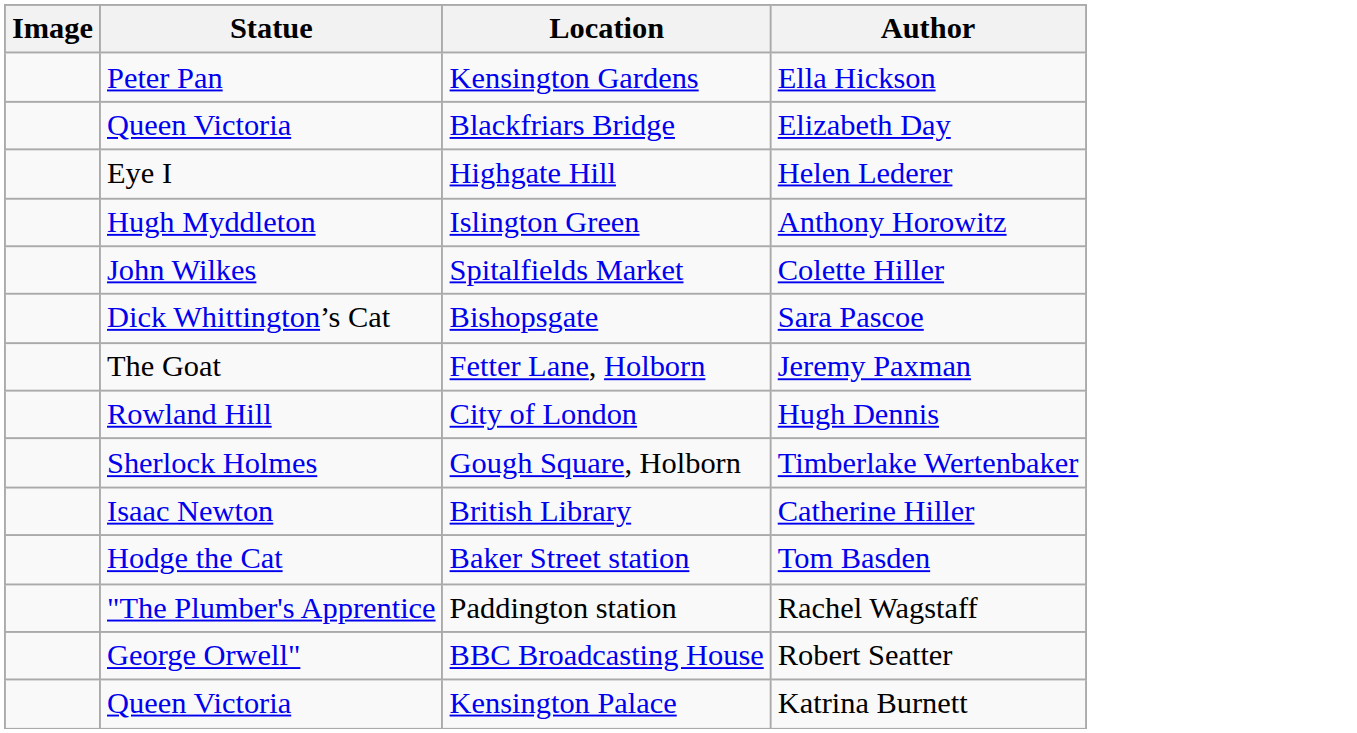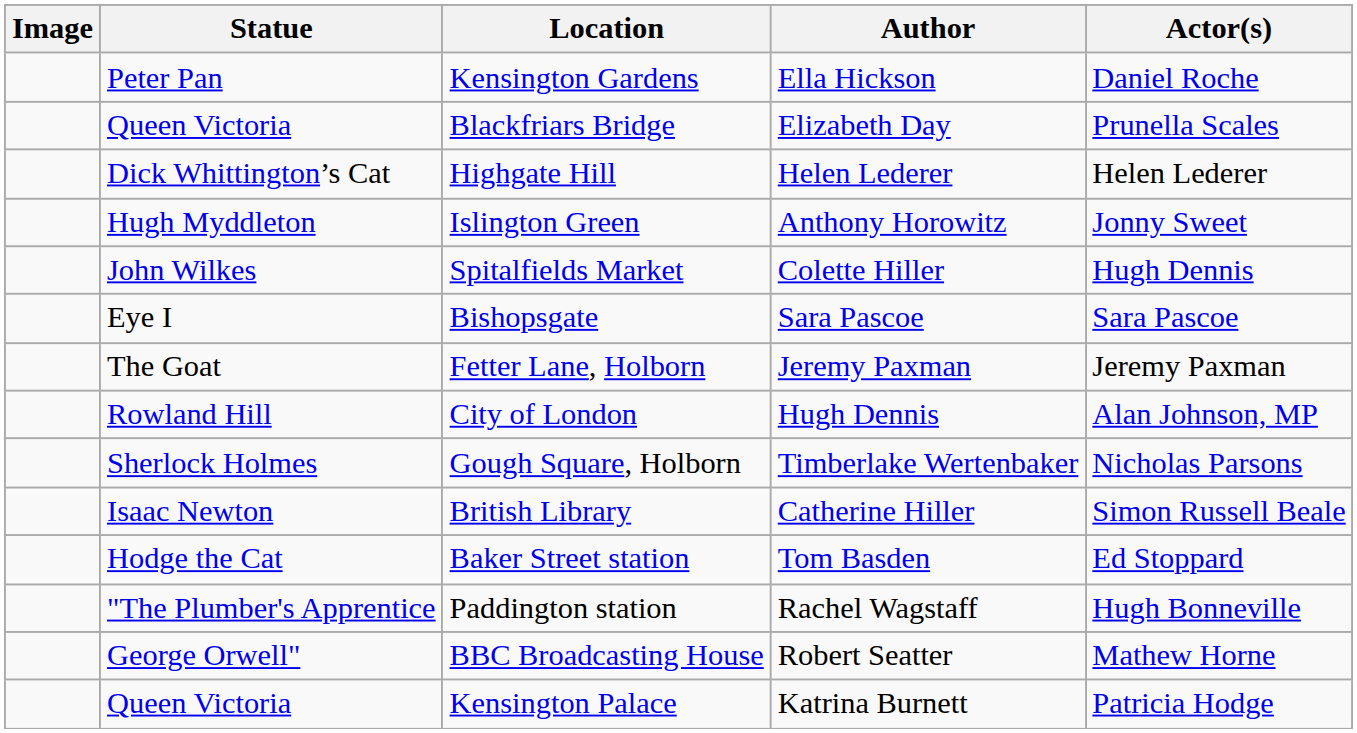+ column: (1219, 28)
(140, 173) Eye I -> (249, 173) Dick Whittington’s Cat
(249, 317) Dick Whittington’s Cat -> (140, 317) Eye I
